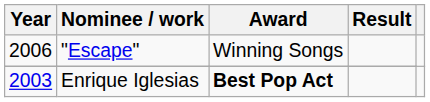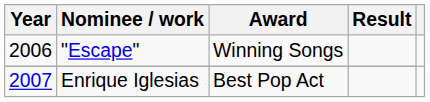(31, 81) 2003 -> (31, 81) 2007
(273, 81) bold -> (268, 81) normal
